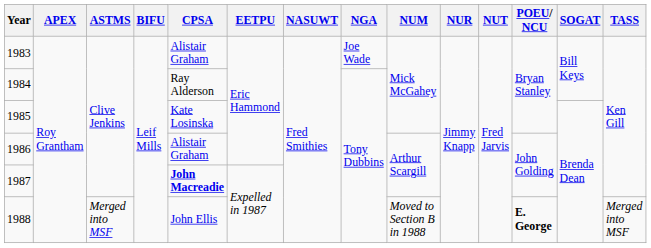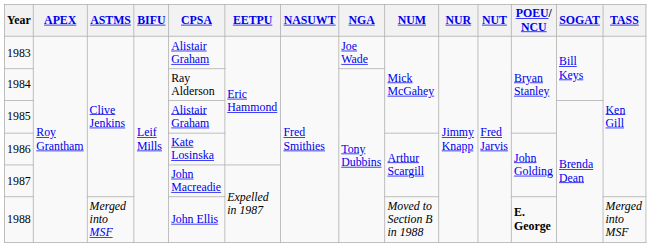(192, 116) Kate Losinska -> (190, 116) Alistair Graham
(189, 148) Alistair Graham -> (193, 148) Kate Losinska
(197, 181) bold -> (196, 181) normal
